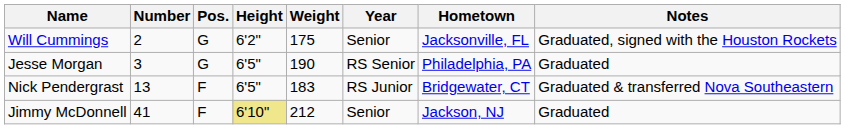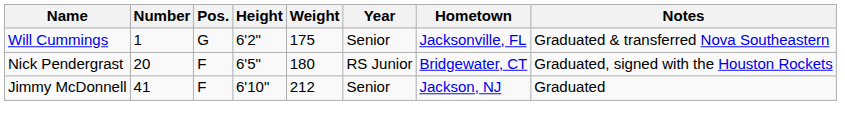(138, 40) 2 -> (138, 40) 1
(687, 40) Graduated, signed with the Houston Rockets -> (682, 40) Graduated & transferred Nova Southeastern
- row: (55, 64)
(142, 87) 13 -> (142, 64) 20
(302, 87) 183 -> (302, 64) 180
(686, 87) Graduated & transferred Nova Southeastern -> (683, 64) Graduated, signed with the Houston Rockets
(253, 111) khaki background -> (253, 87) no background
